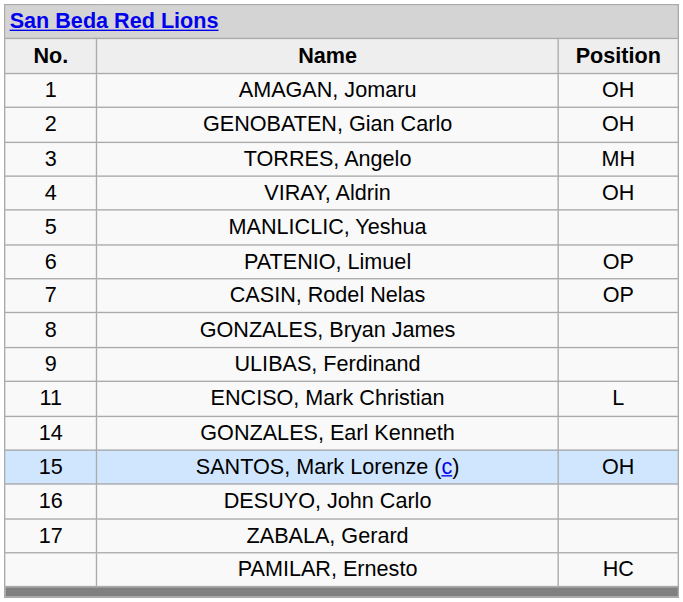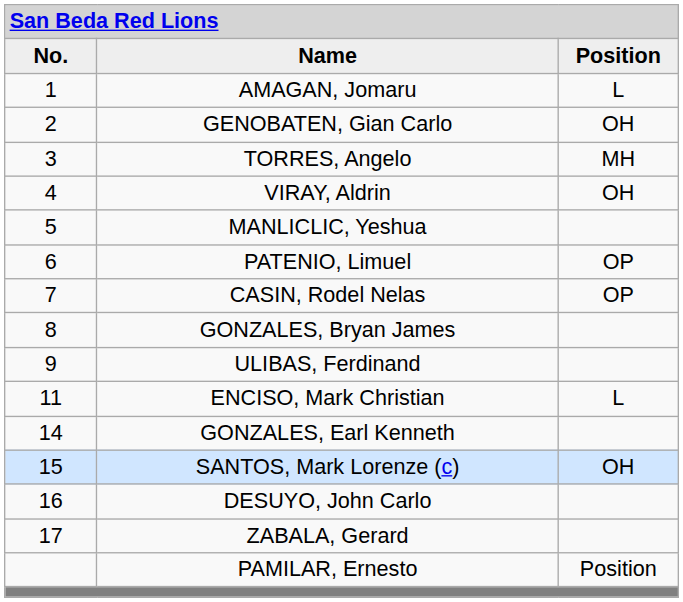(618, 90) OH -> (618, 90) L
(618, 569) HC -> (618, 569) Position
